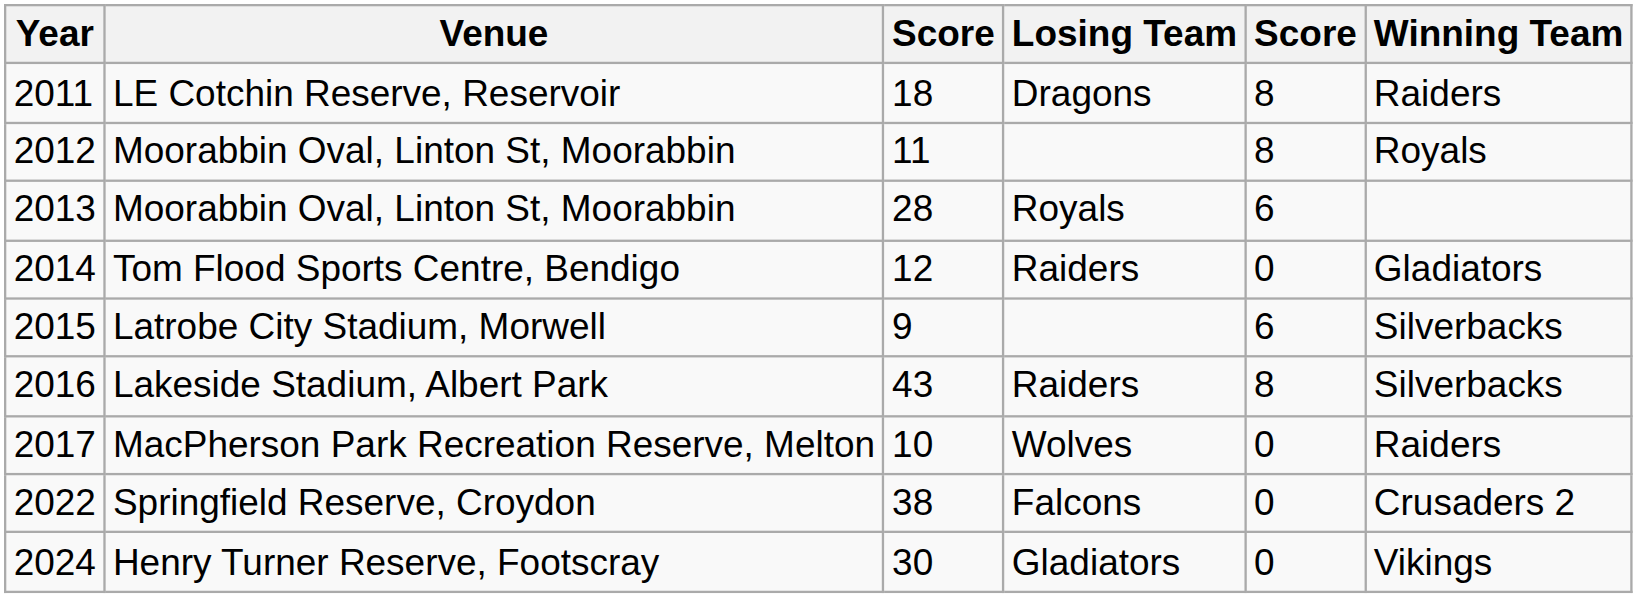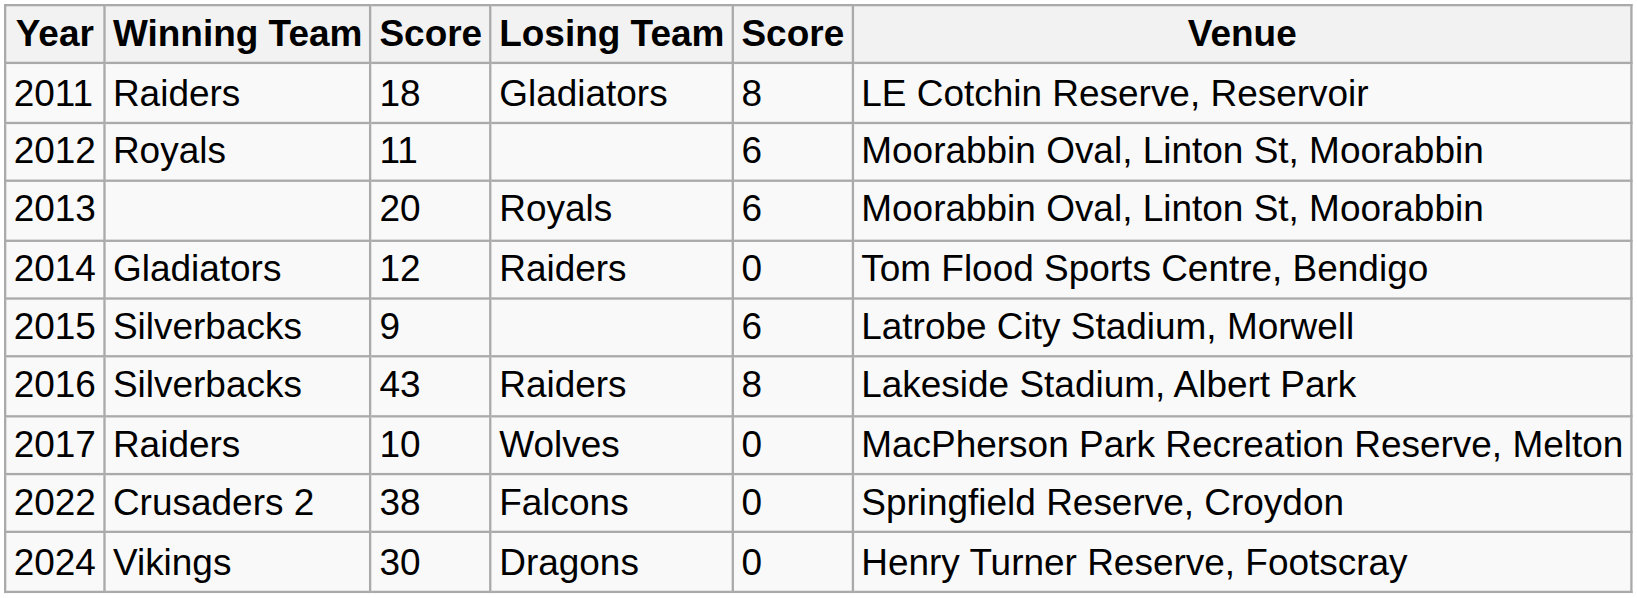columns swapped: (1499, 33) <-> (494, 33)
(1082, 92) Dragons -> (583, 92) Gladiators
(1264, 151) 8 -> (752, 151) 6
(913, 209) 28 -> (400, 209) 20
(1096, 561) Gladiators -> (569, 561) Dragons
